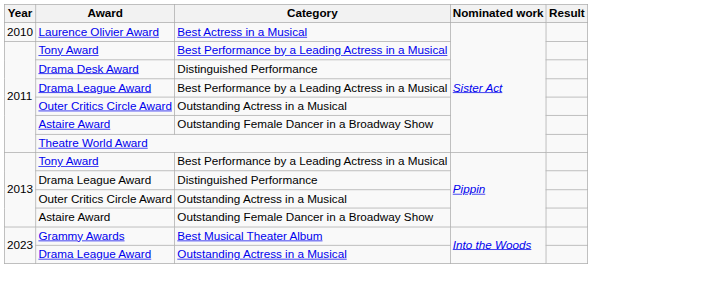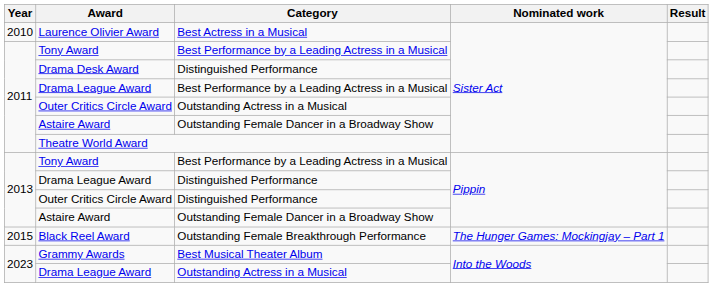(262, 198) Outstanding Actress in a Musical -> (247, 198) Distinguished Performance
+ row: (20, 236)
